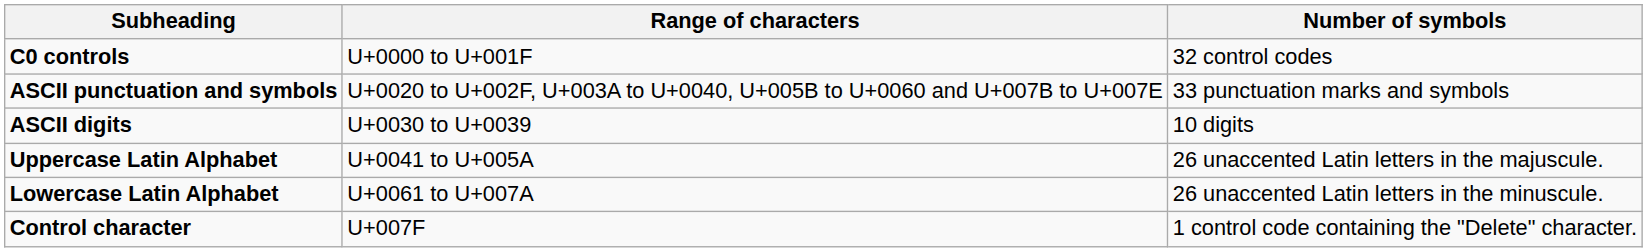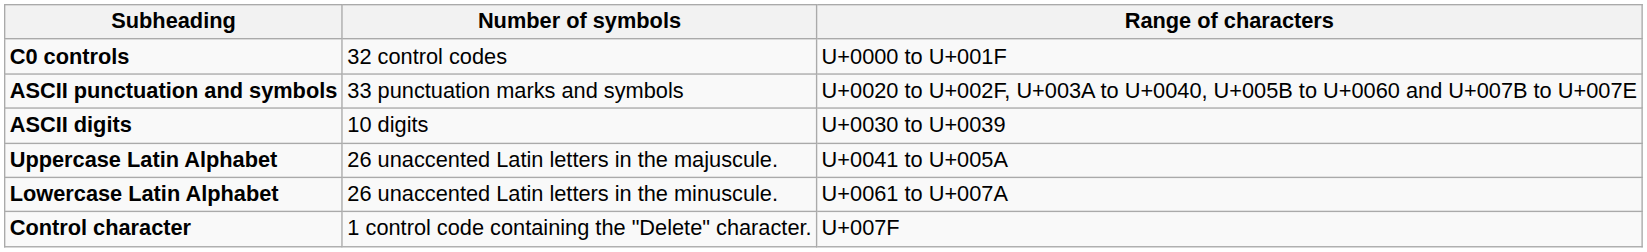columns swapped: (1405, 21) <-> (755, 21)
